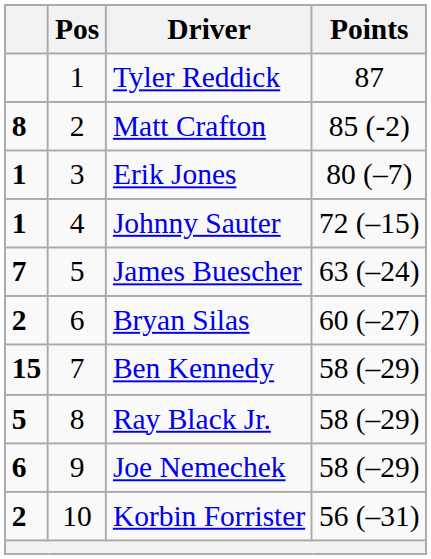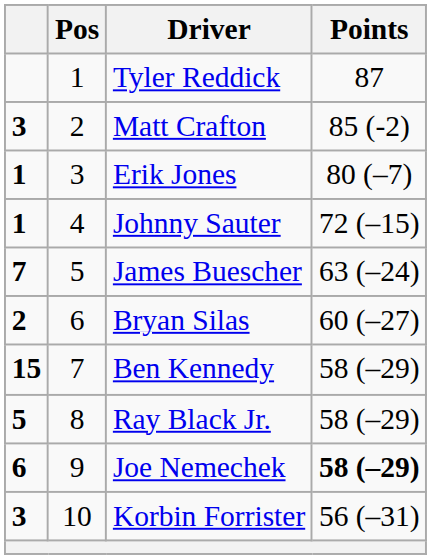(19, 126) 8 -> (19, 126) 3
(369, 466) normal -> (369, 466) bold
(19, 515) 2 -> (19, 515) 3
